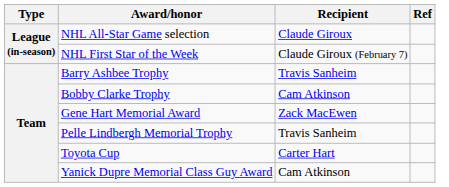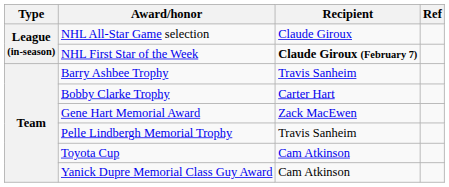(343, 53) normal -> (348, 53) bold
(314, 93) Cam Atkinson -> (306, 93) Carter Hart
(306, 152) Carter Hart -> (314, 152) Cam Atkinson
